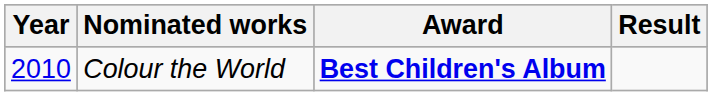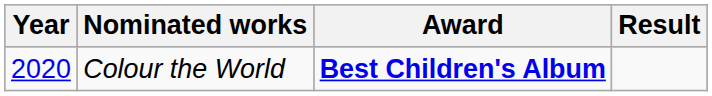(41, 68) 2010 -> (41, 68) 2020
